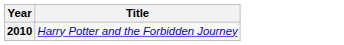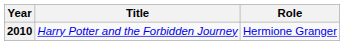+ column: (290, 13)
